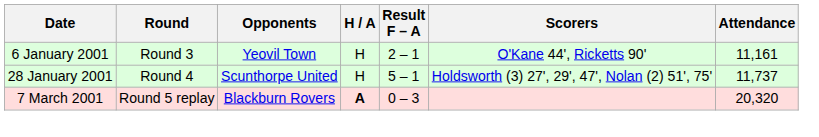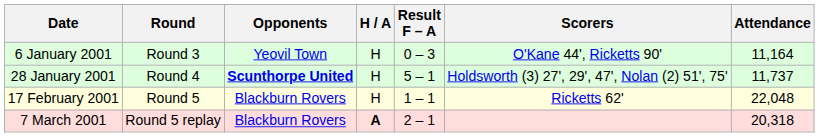(404, 53) 2 – 1 -> (419, 53) 0 – 3
(757, 53) 11,161 -> (772, 53) 11,164
(279, 76) normal -> (290, 76) bold
+ row: (63, 98)
(404, 98) 0 – 3 -> (419, 120) 2 – 1
(757, 98) 20,320 -> (772, 120) 20,318
